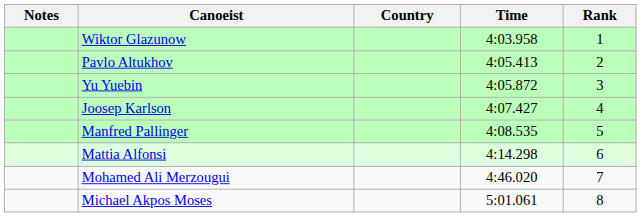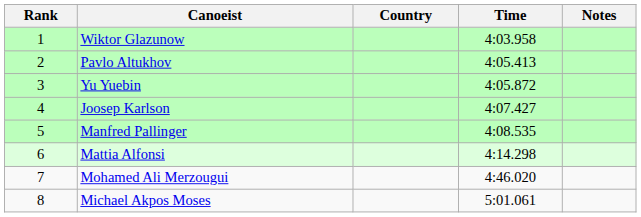columns swapped: (600, 16) <-> (41, 16)
